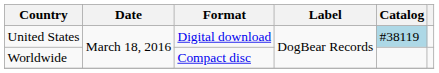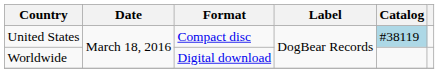(224, 36) Digital download -> (214, 36) Compact disc
(214, 57) Compact disc -> (224, 57) Digital download
